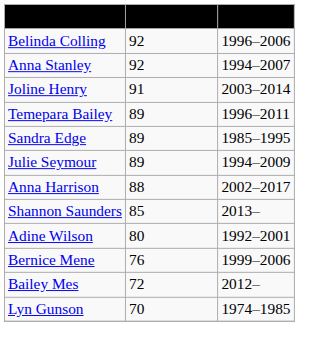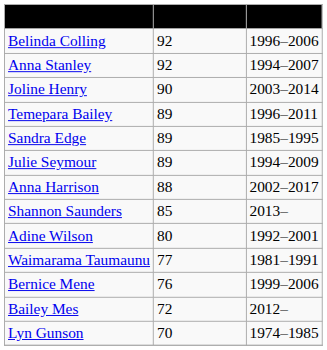(137, 89) 91 -> (165, 89) 90
+ row: (79, 260)
